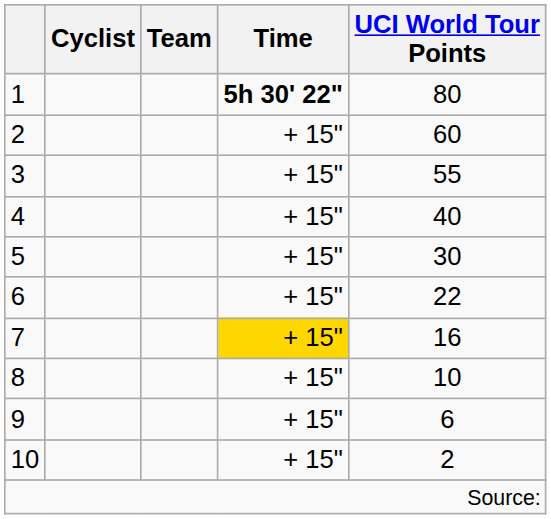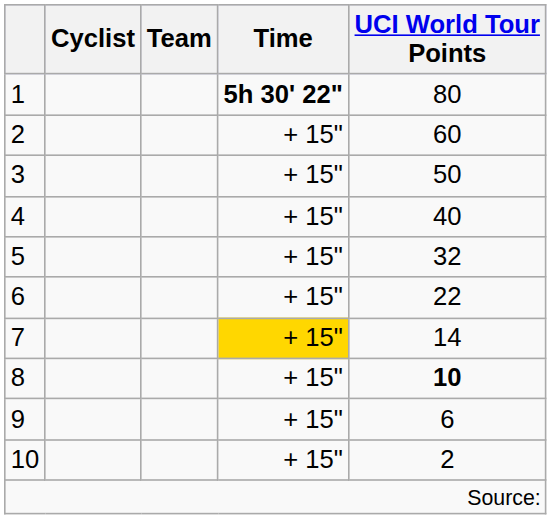(447, 175) 55 -> (447, 175) 50
(447, 256) 30 -> (447, 256) 32
(447, 337) 16 -> (447, 337) 14
(447, 378) normal -> (447, 378) bold
